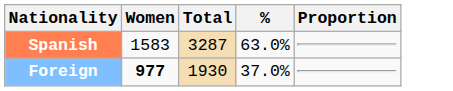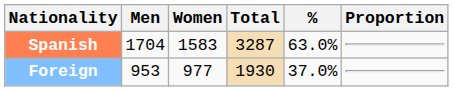+ column: (145, 18)
(150, 72) bold -> (198, 72) normal
